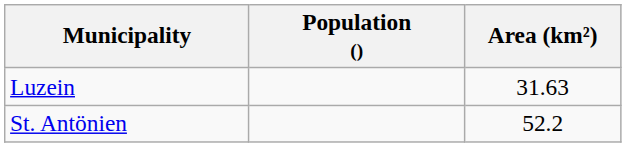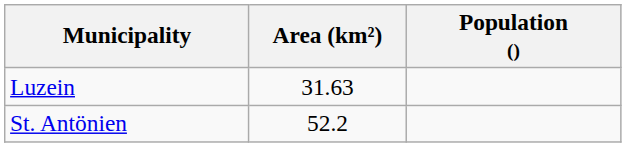columns swapped: (357, 36) <-> (543, 36)
